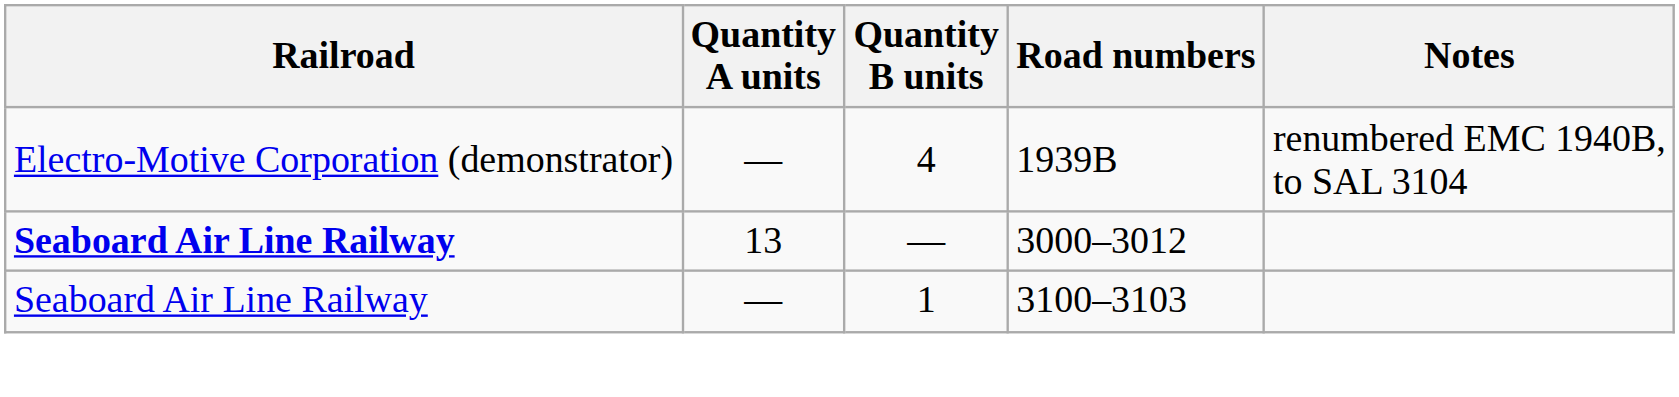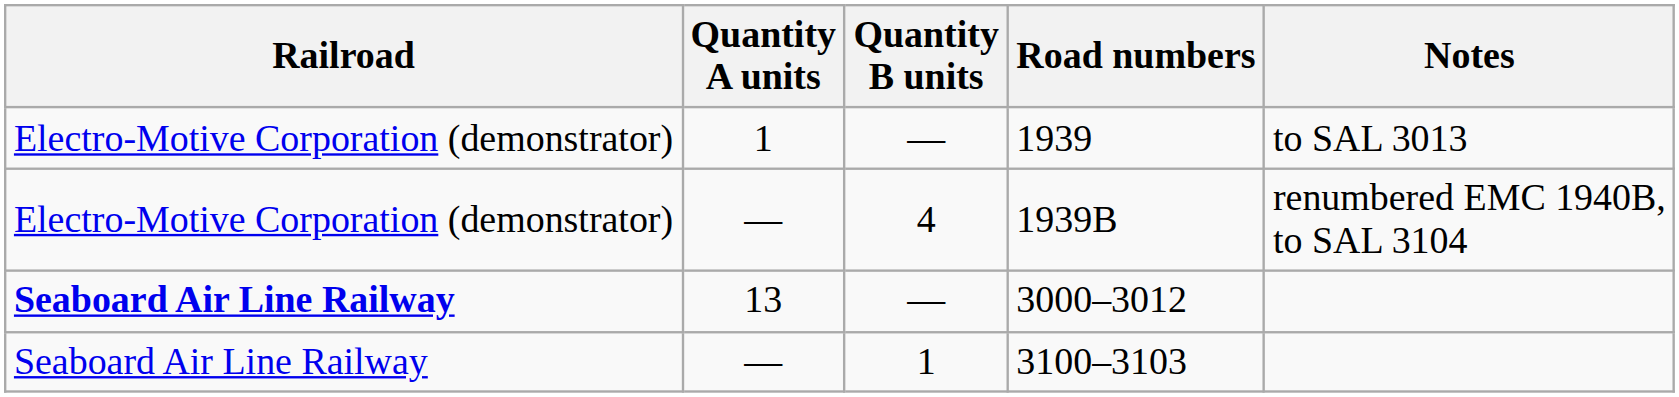+ row: (1054, 137)
